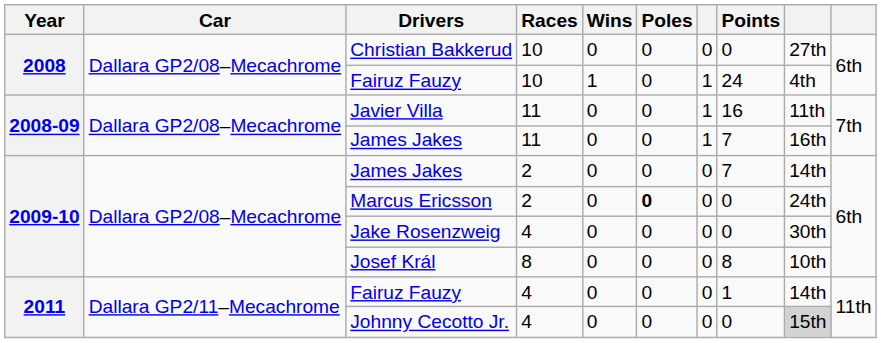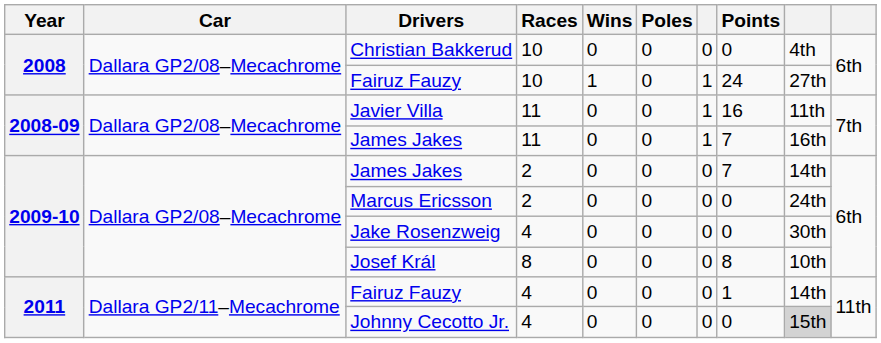(808, 50) 27th -> (803, 50) 4th
(803, 80) 4th -> (808, 80) 27th
(647, 201) bold -> (647, 201) normal
